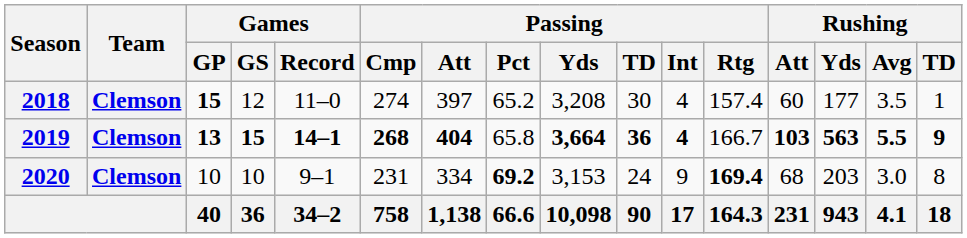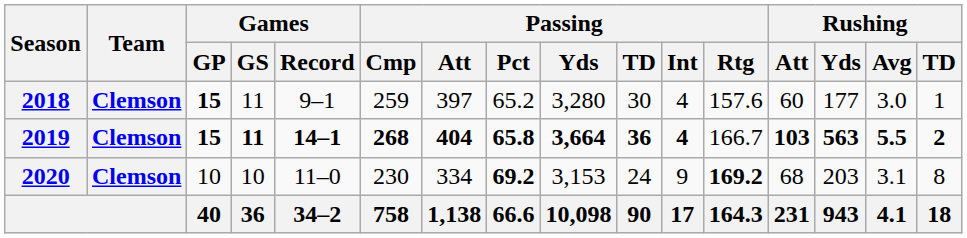(253, 99) 12 -> (253, 99) 11
(317, 99) 11–0 -> (317, 99) 9–1
(391, 99) 274 -> (391, 99) 259
(578, 99) 3,208 -> (578, 99) 3,280
(736, 99) 157.4 -> (736, 99) 157.6
(892, 99) 3.5 -> (892, 99) 3.0
(209, 137) 13 -> (209, 137) 15
(253, 137) 15 -> (253, 137) 11
(513, 137) normal -> (513, 137) bold
(939, 137) 9 -> (939, 137) 2
(317, 175) 9–1 -> (317, 175) 11–0
(391, 175) 231 -> (391, 175) 230
(736, 175) 169.4 -> (736, 175) 169.2
(892, 175) 3.0 -> (892, 175) 3.1
